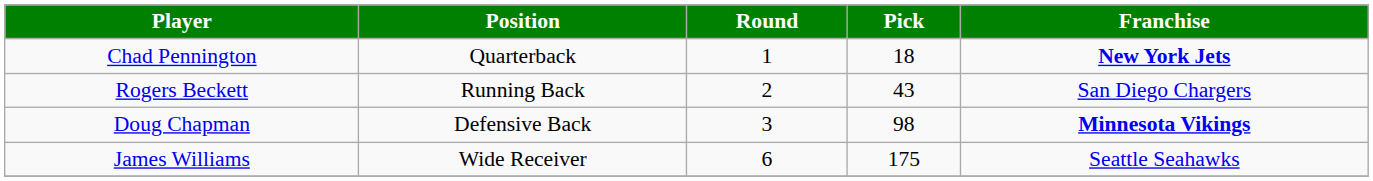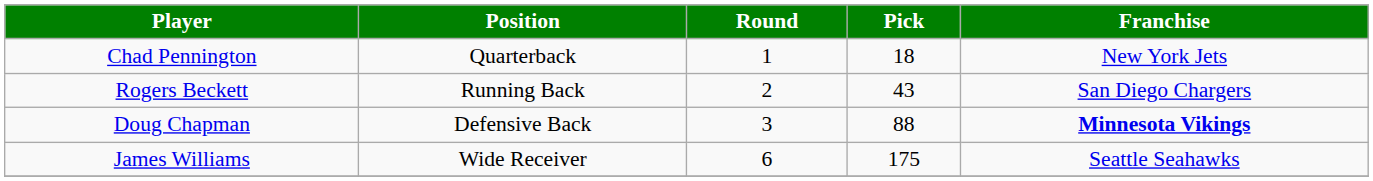(1164, 55) bold -> (1164, 55) normal
(904, 124) 98 -> (904, 124) 88
